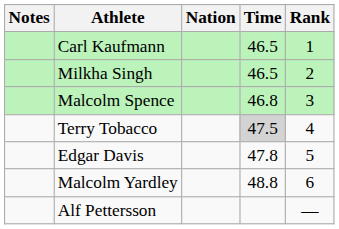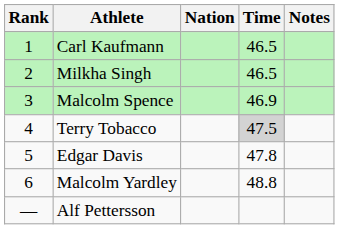columns swapped: (310, 18) <-> (29, 18)
(263, 100) 46.8 -> (262, 100) 46.9
